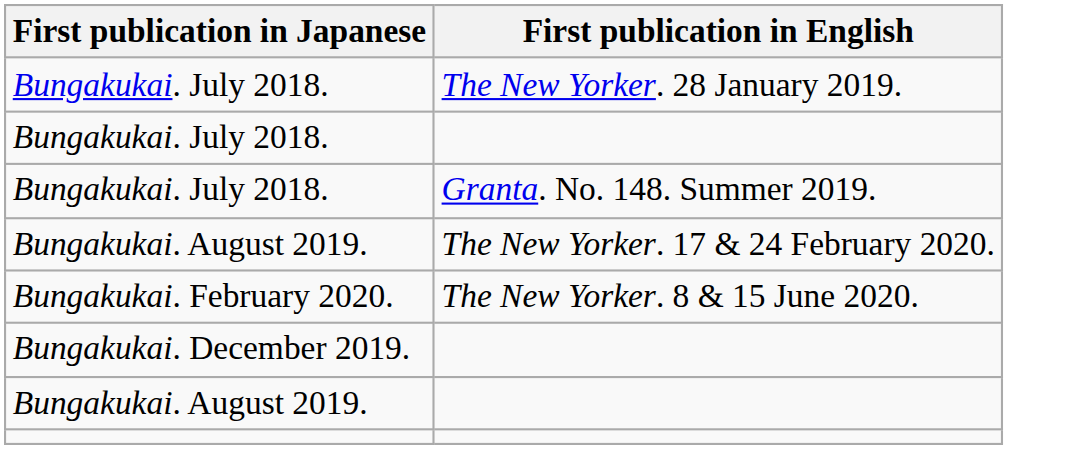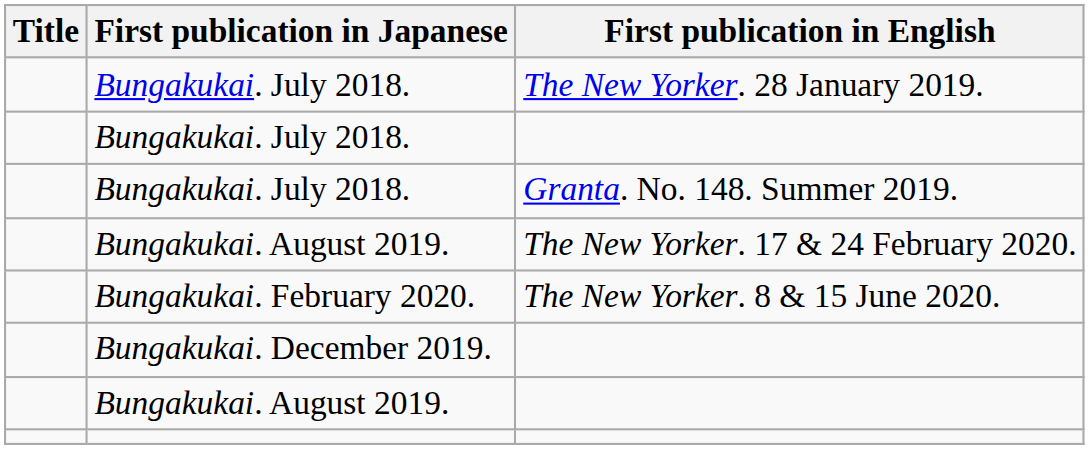+ column: (46, 31)
